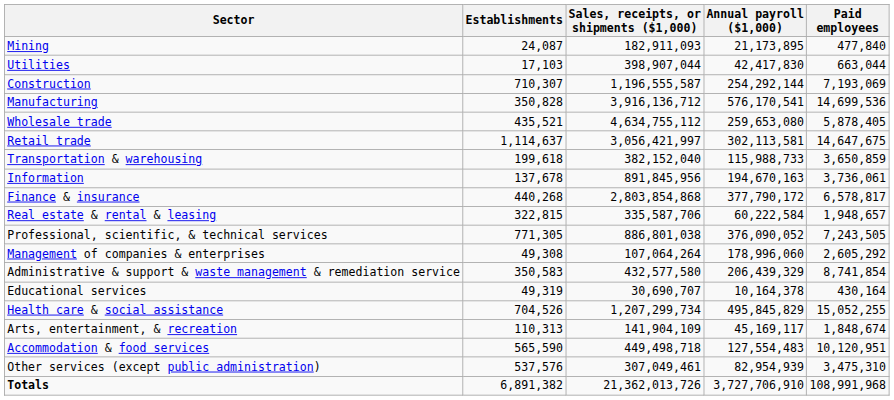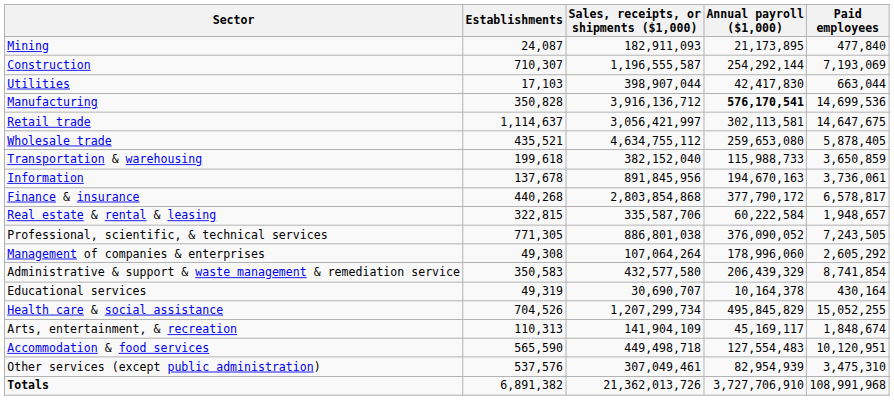rows swapped: (39, 65) <-> (49, 84)
(766, 103) normal -> (766, 103) bold
rows swapped: (59, 122) <-> (49, 140)
